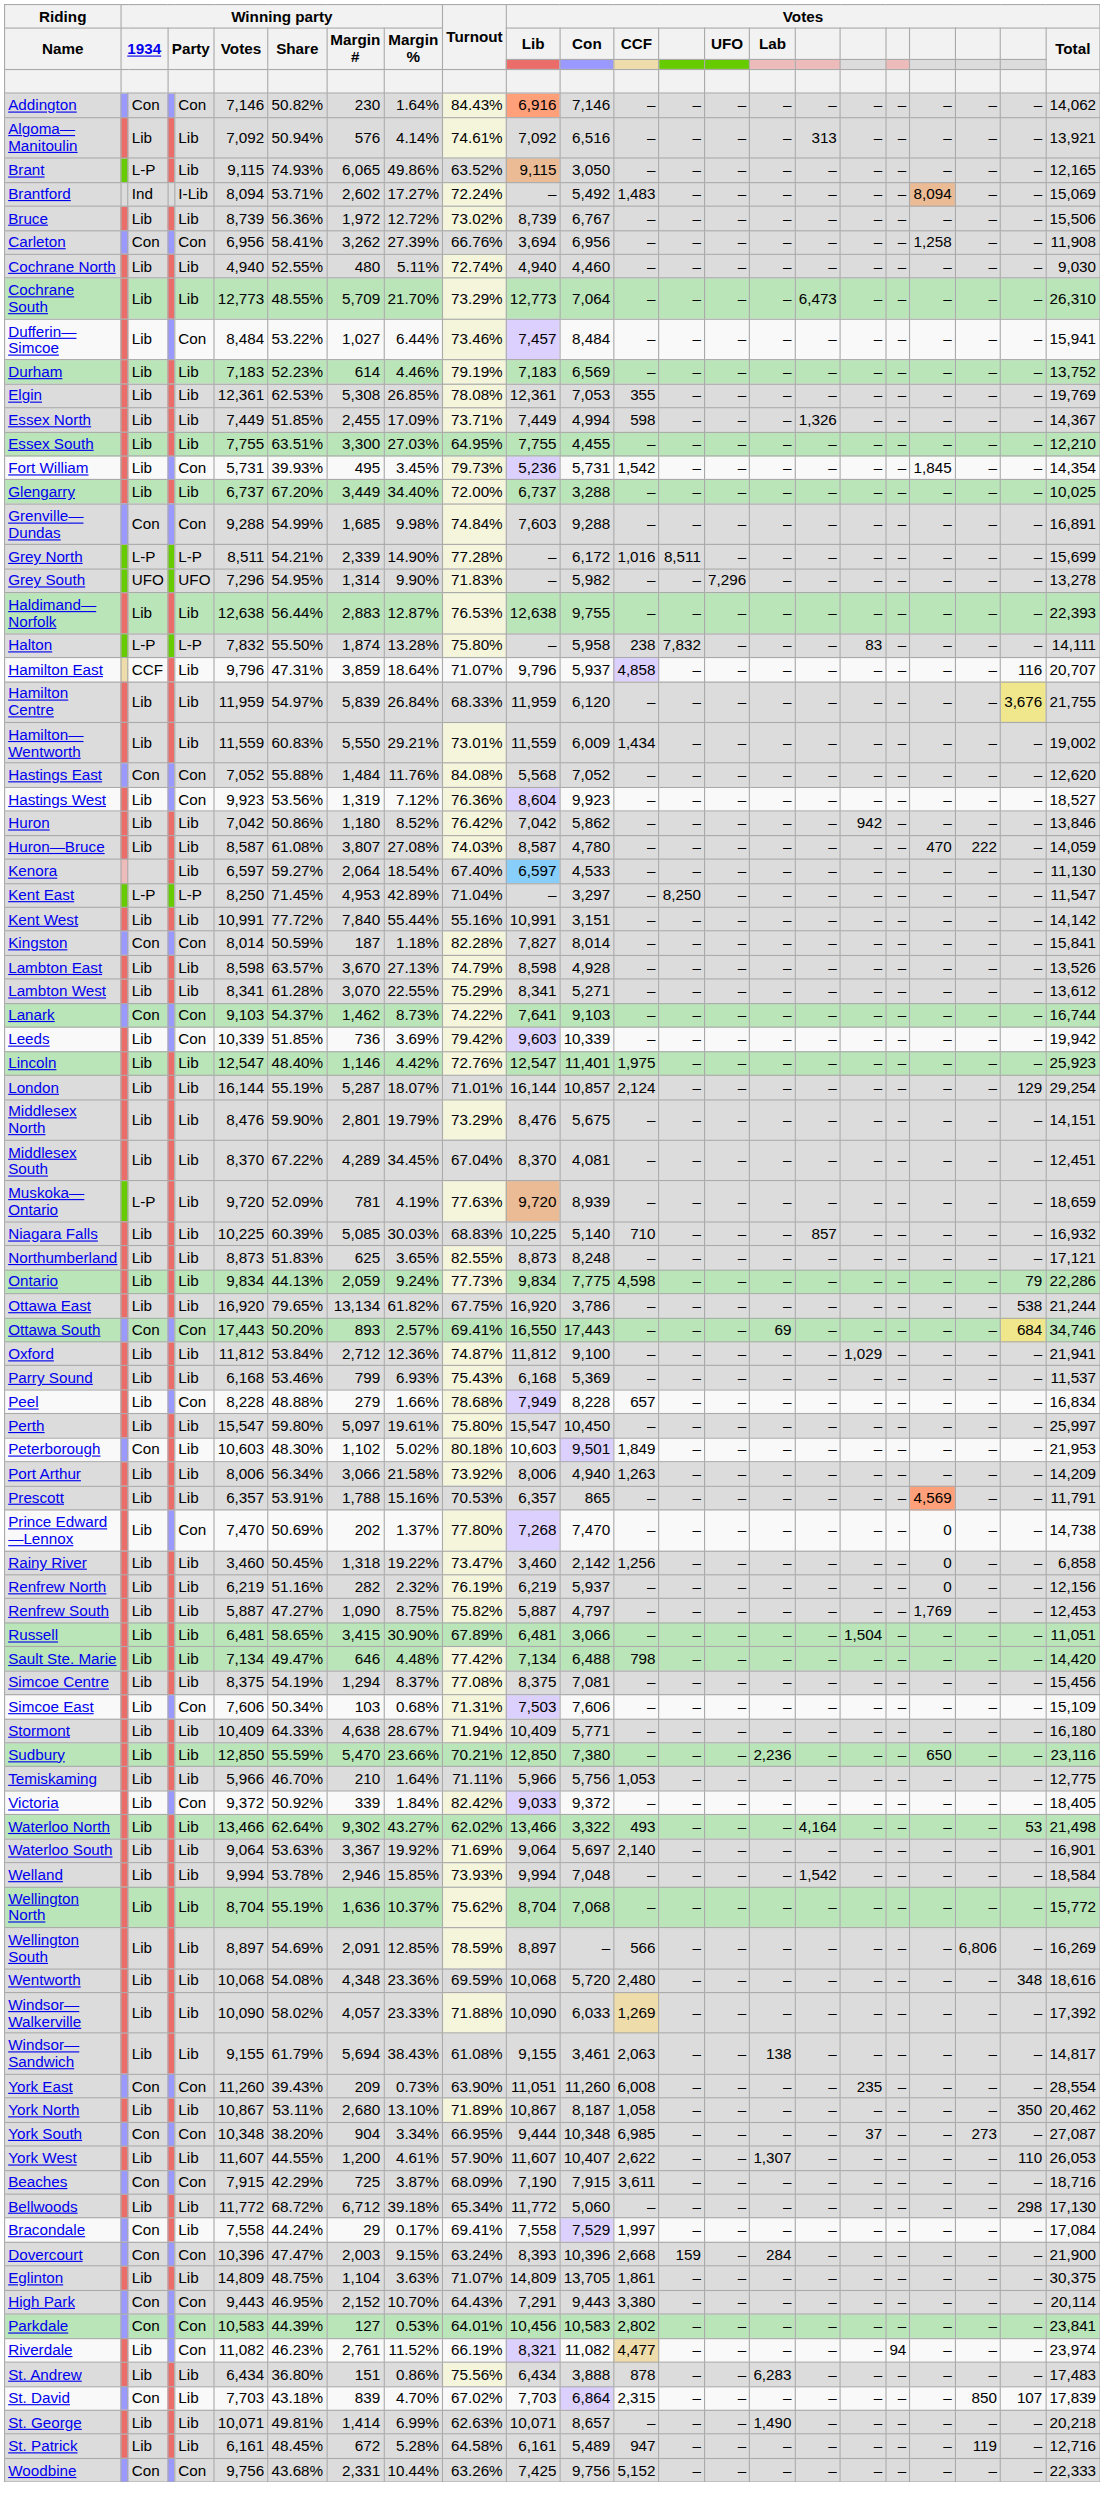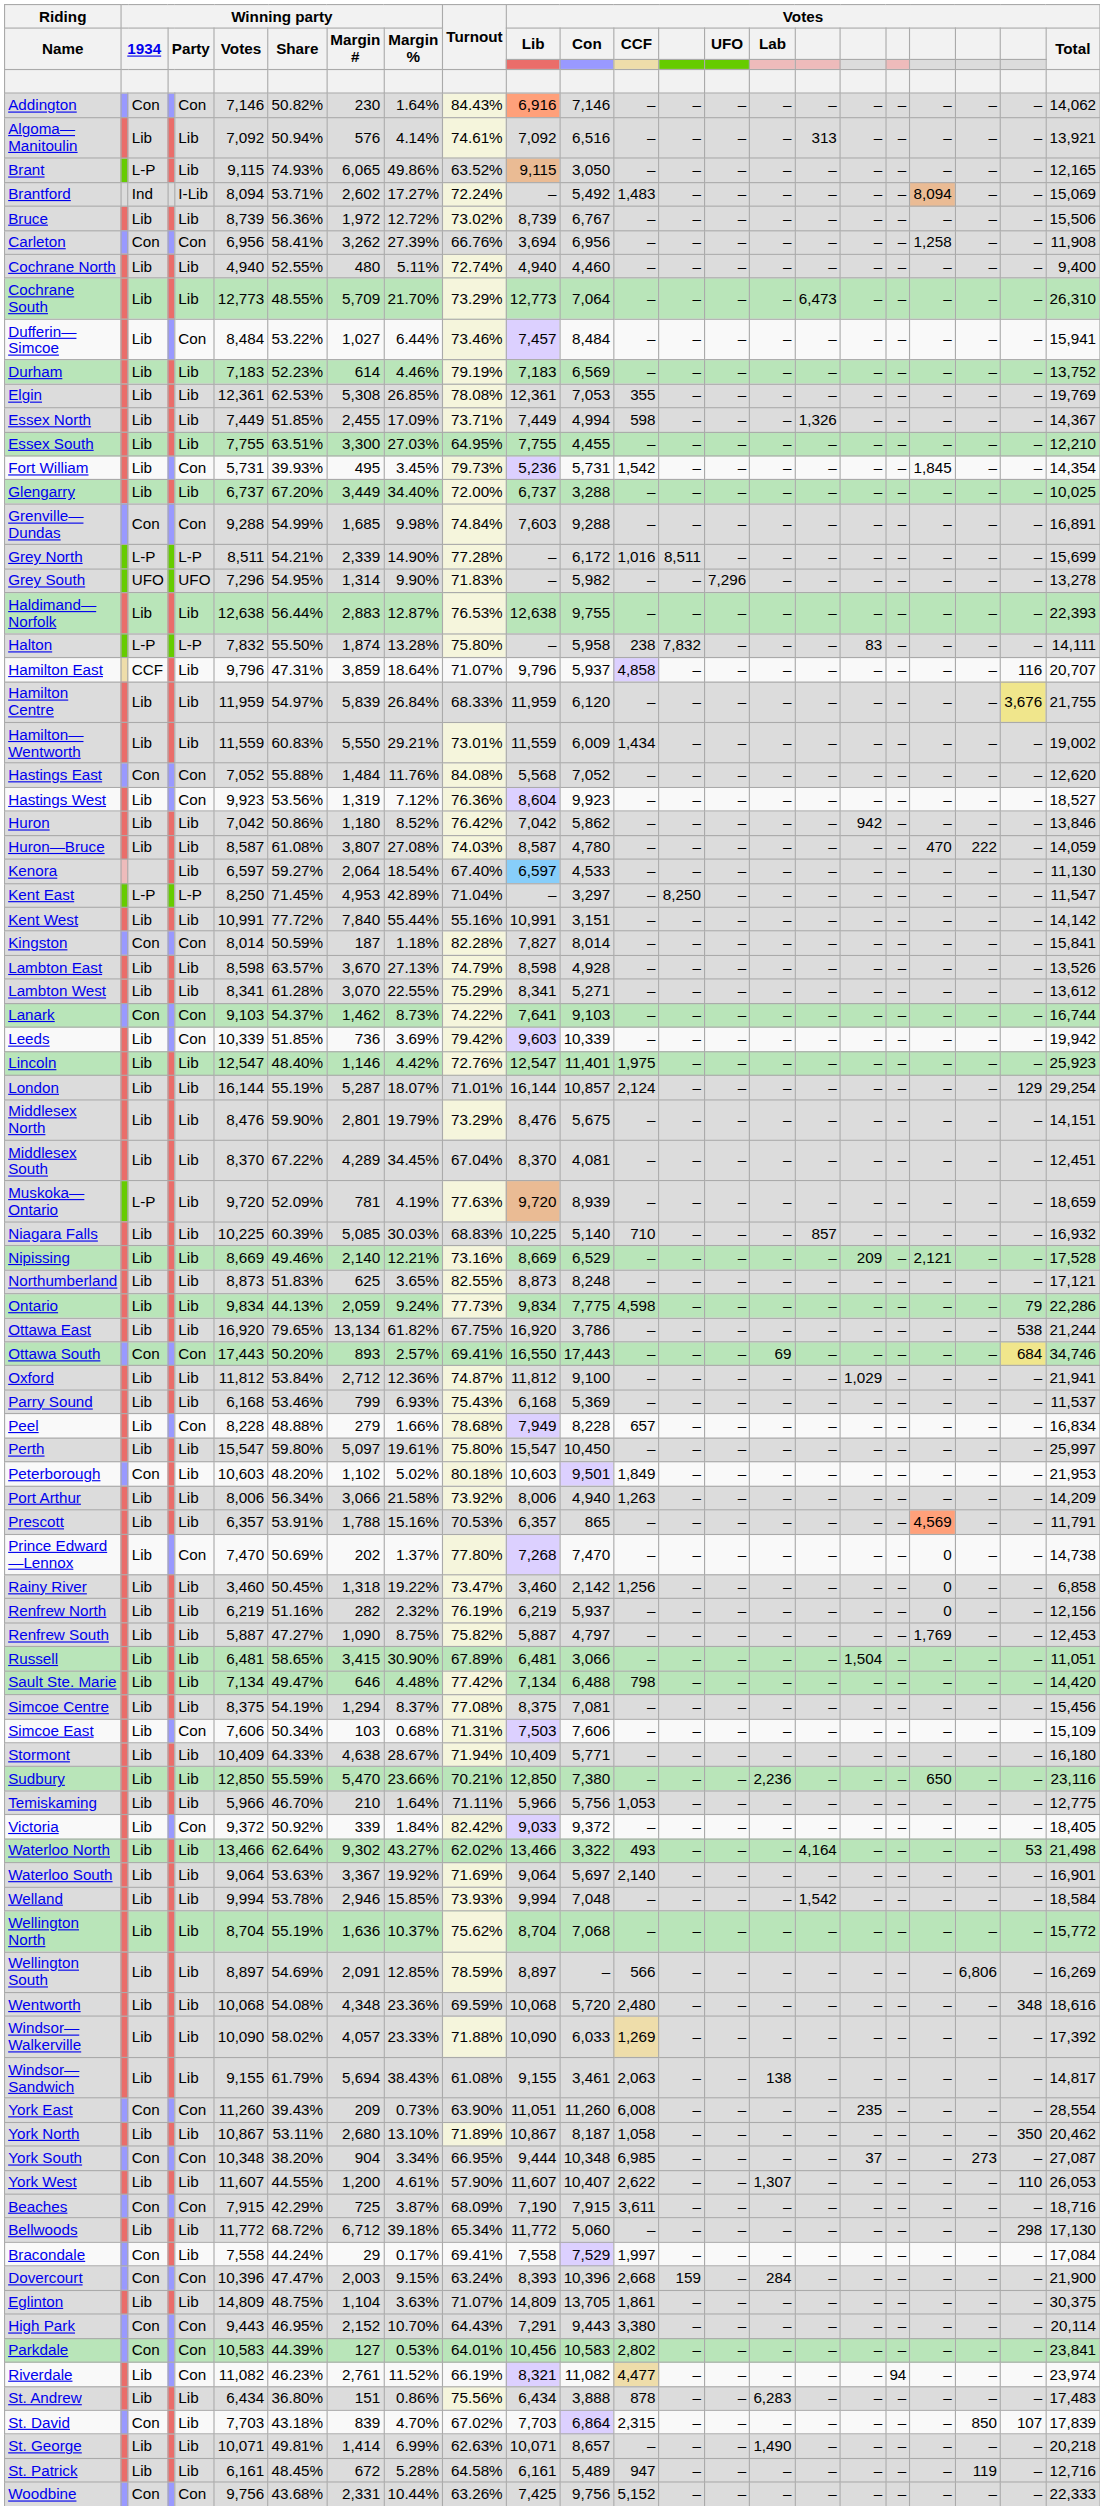(1077, 266) 9,030 -> (1077, 266) 9,400
+ row: (39, 1257)
(297, 1449) 48.30% -> (297, 1473) 48.20%
